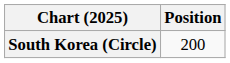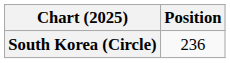(193, 44) 200 -> (193, 44) 236
